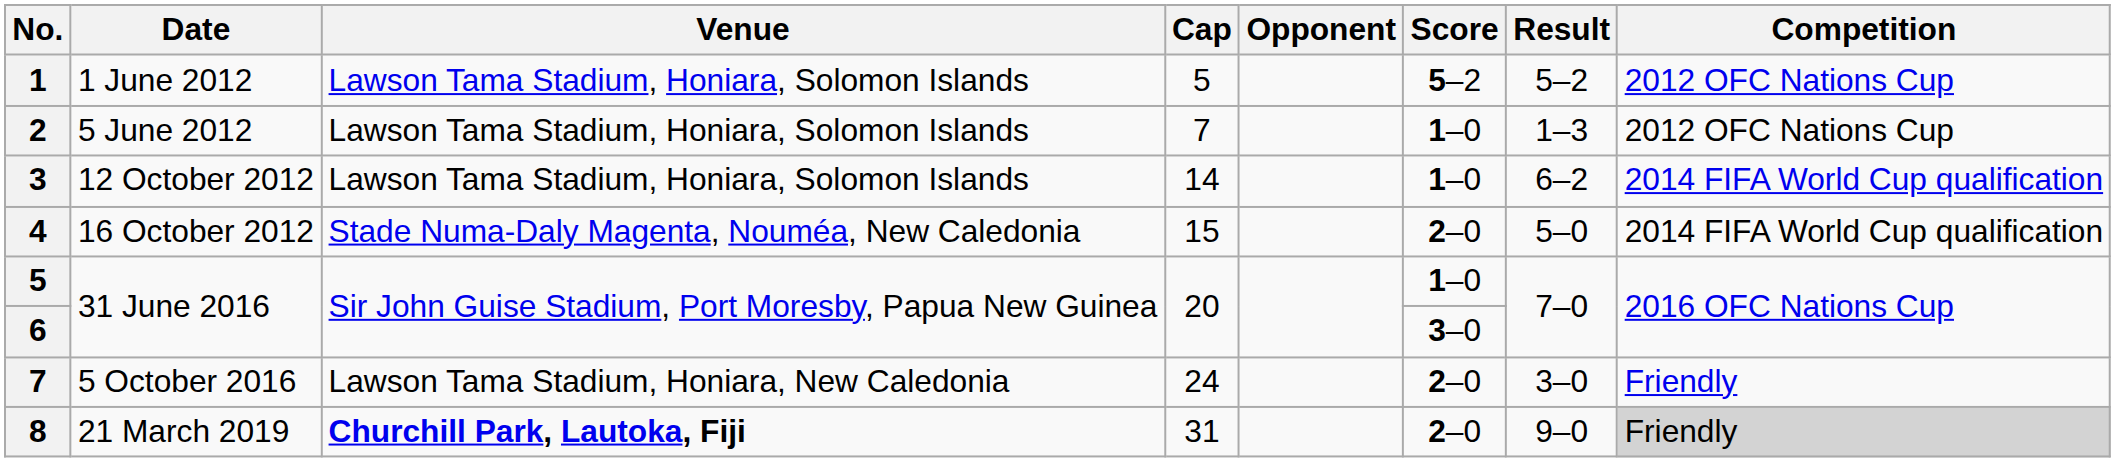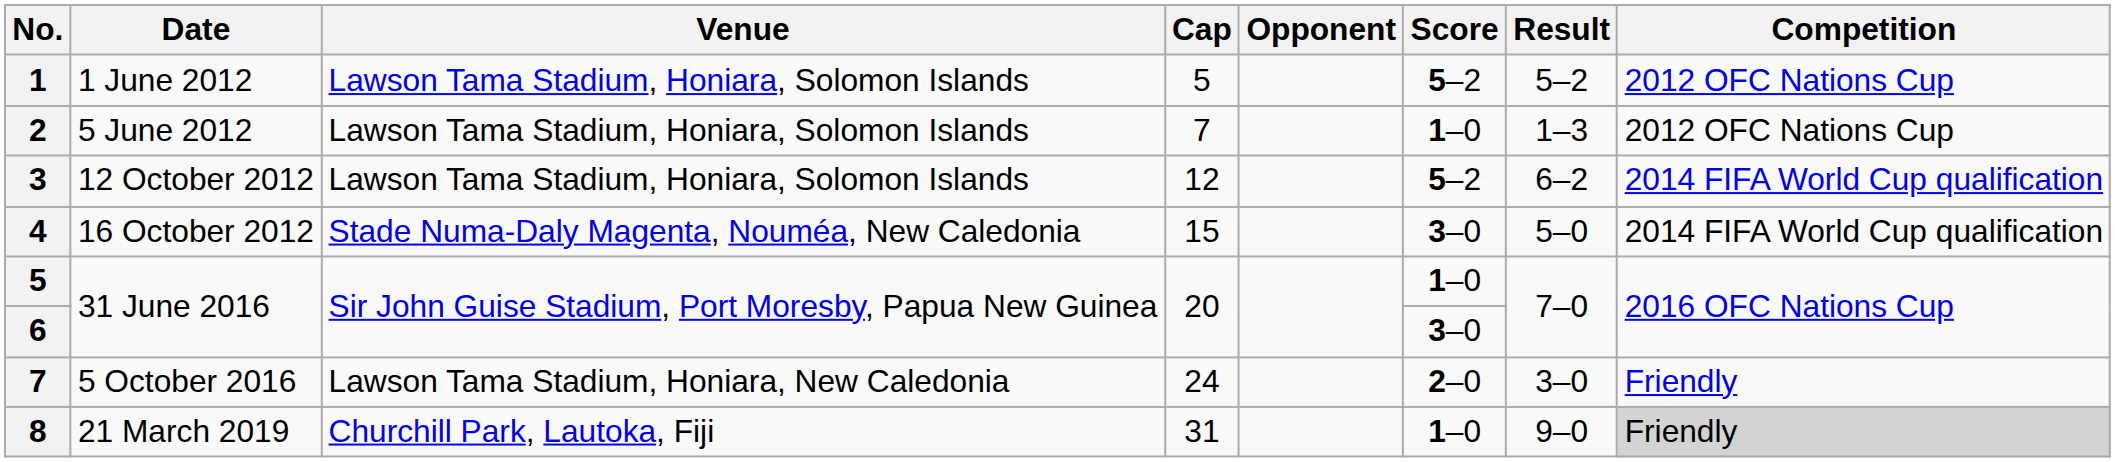(1202, 180) 14 -> (1202, 180) 12
(1455, 180) 1–0 -> (1455, 180) 5–2
(1455, 230) 2–0 -> (1455, 230) 3–0
(537, 431) bold -> (521, 431) normal
(1455, 431) 2–0 -> (1455, 431) 1–0
